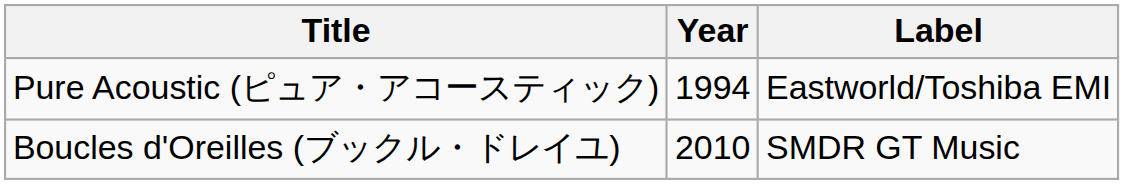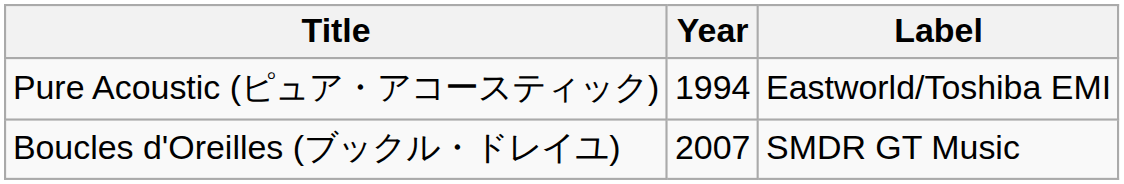(713, 148) 2010 -> (713, 148) 2007
